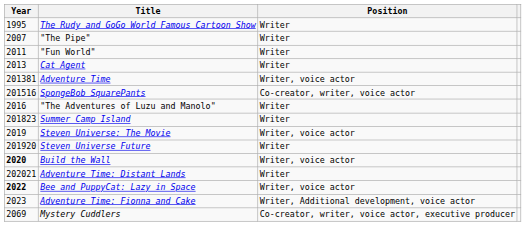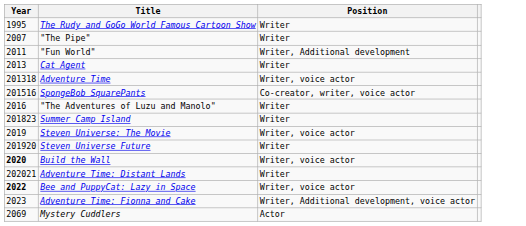(275, 52) Writer -> (335, 52) Writer, Additional development
(21, 79) 201381 -> (21, 79) 201318
(387, 214) Co-creator, writer, voice actor, executive producer -> (272, 214) Actor
